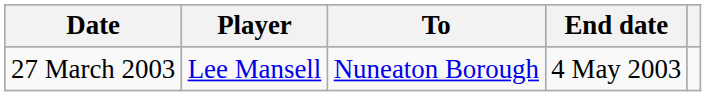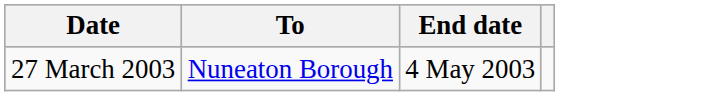- column: (254, 25)
